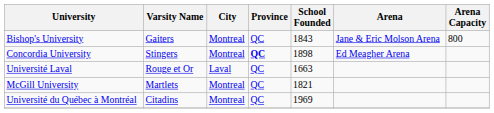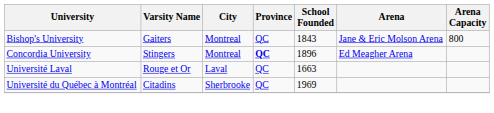(303, 54) 1898 -> (307, 54) 1896
- row: (42, 85)
(227, 100) Montreal -> (228, 85) Sherbrooke
